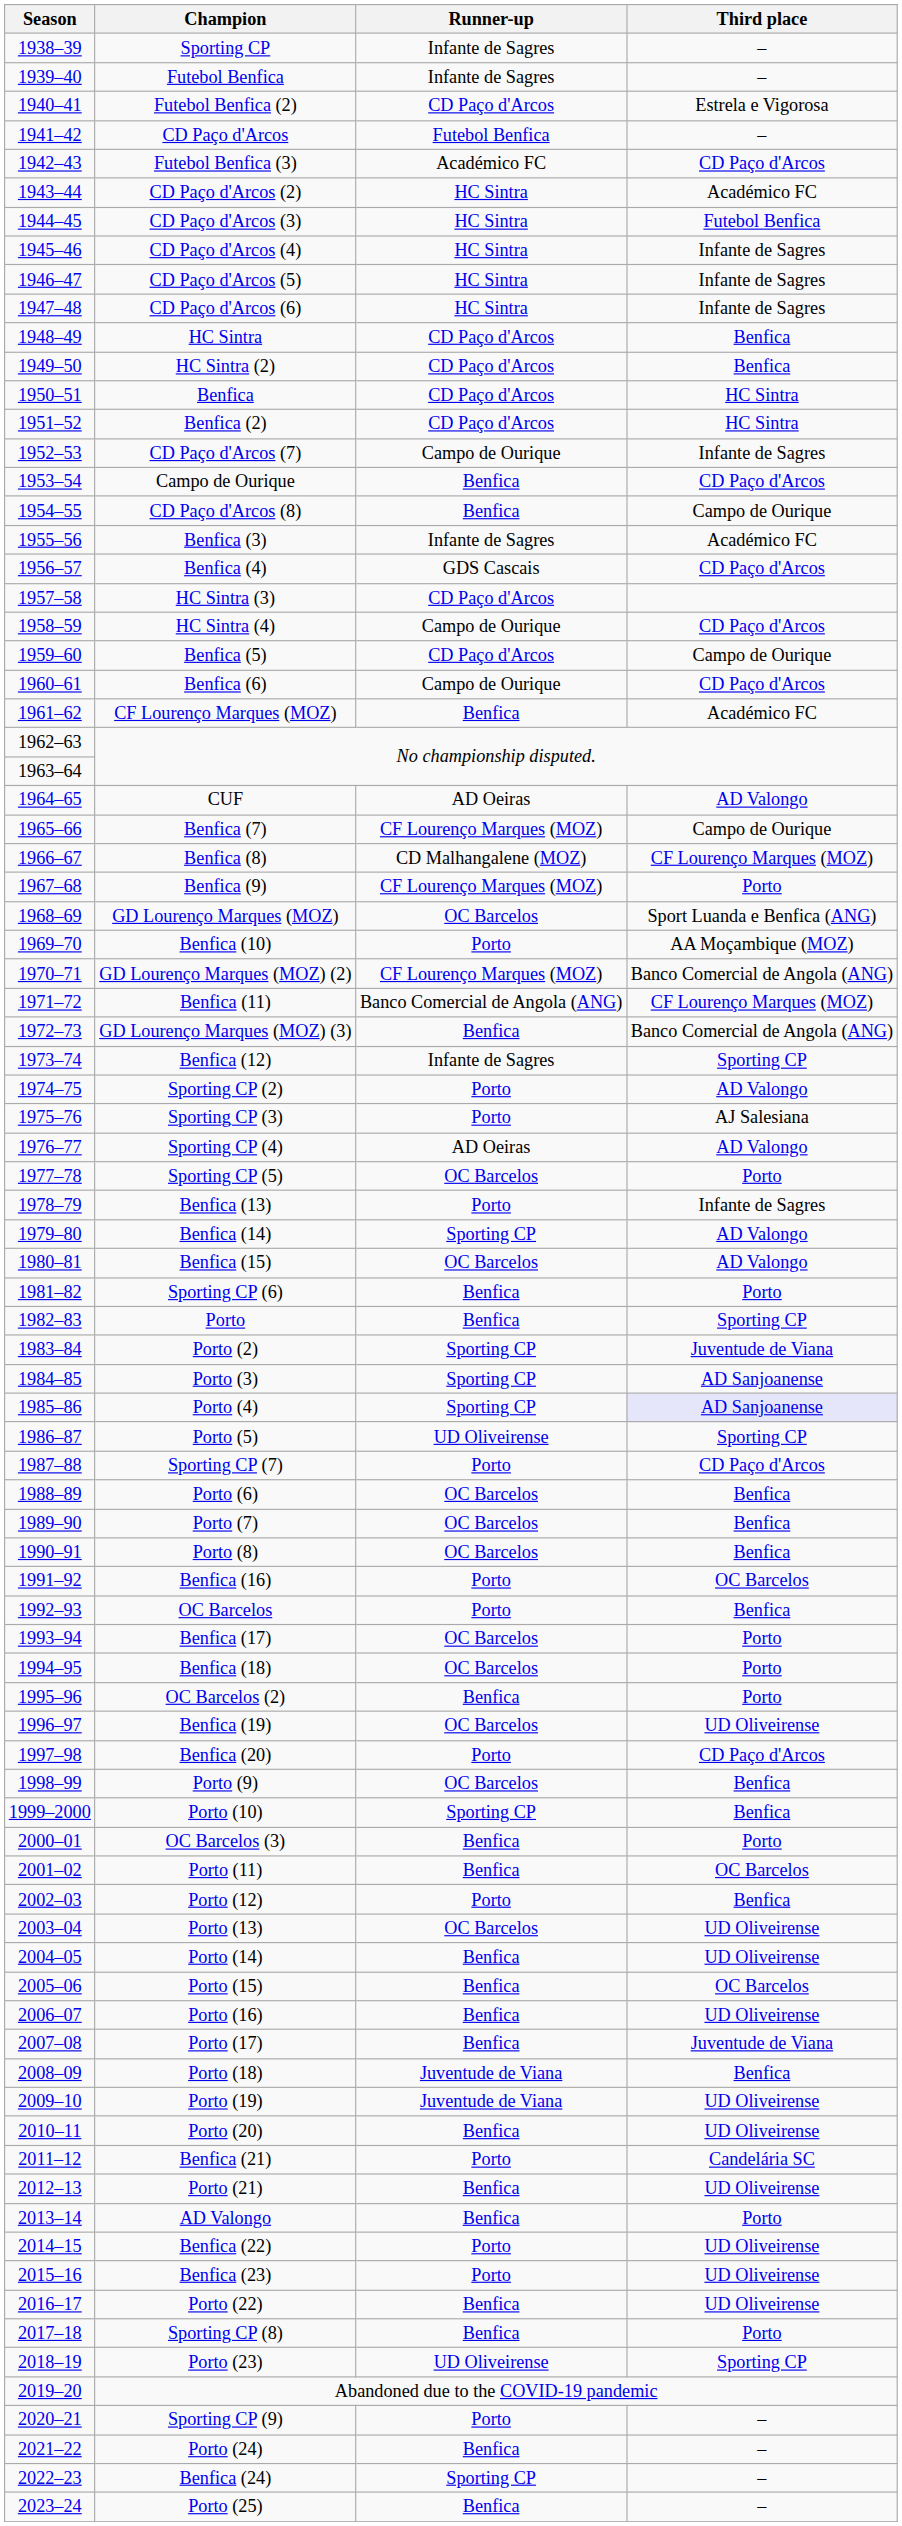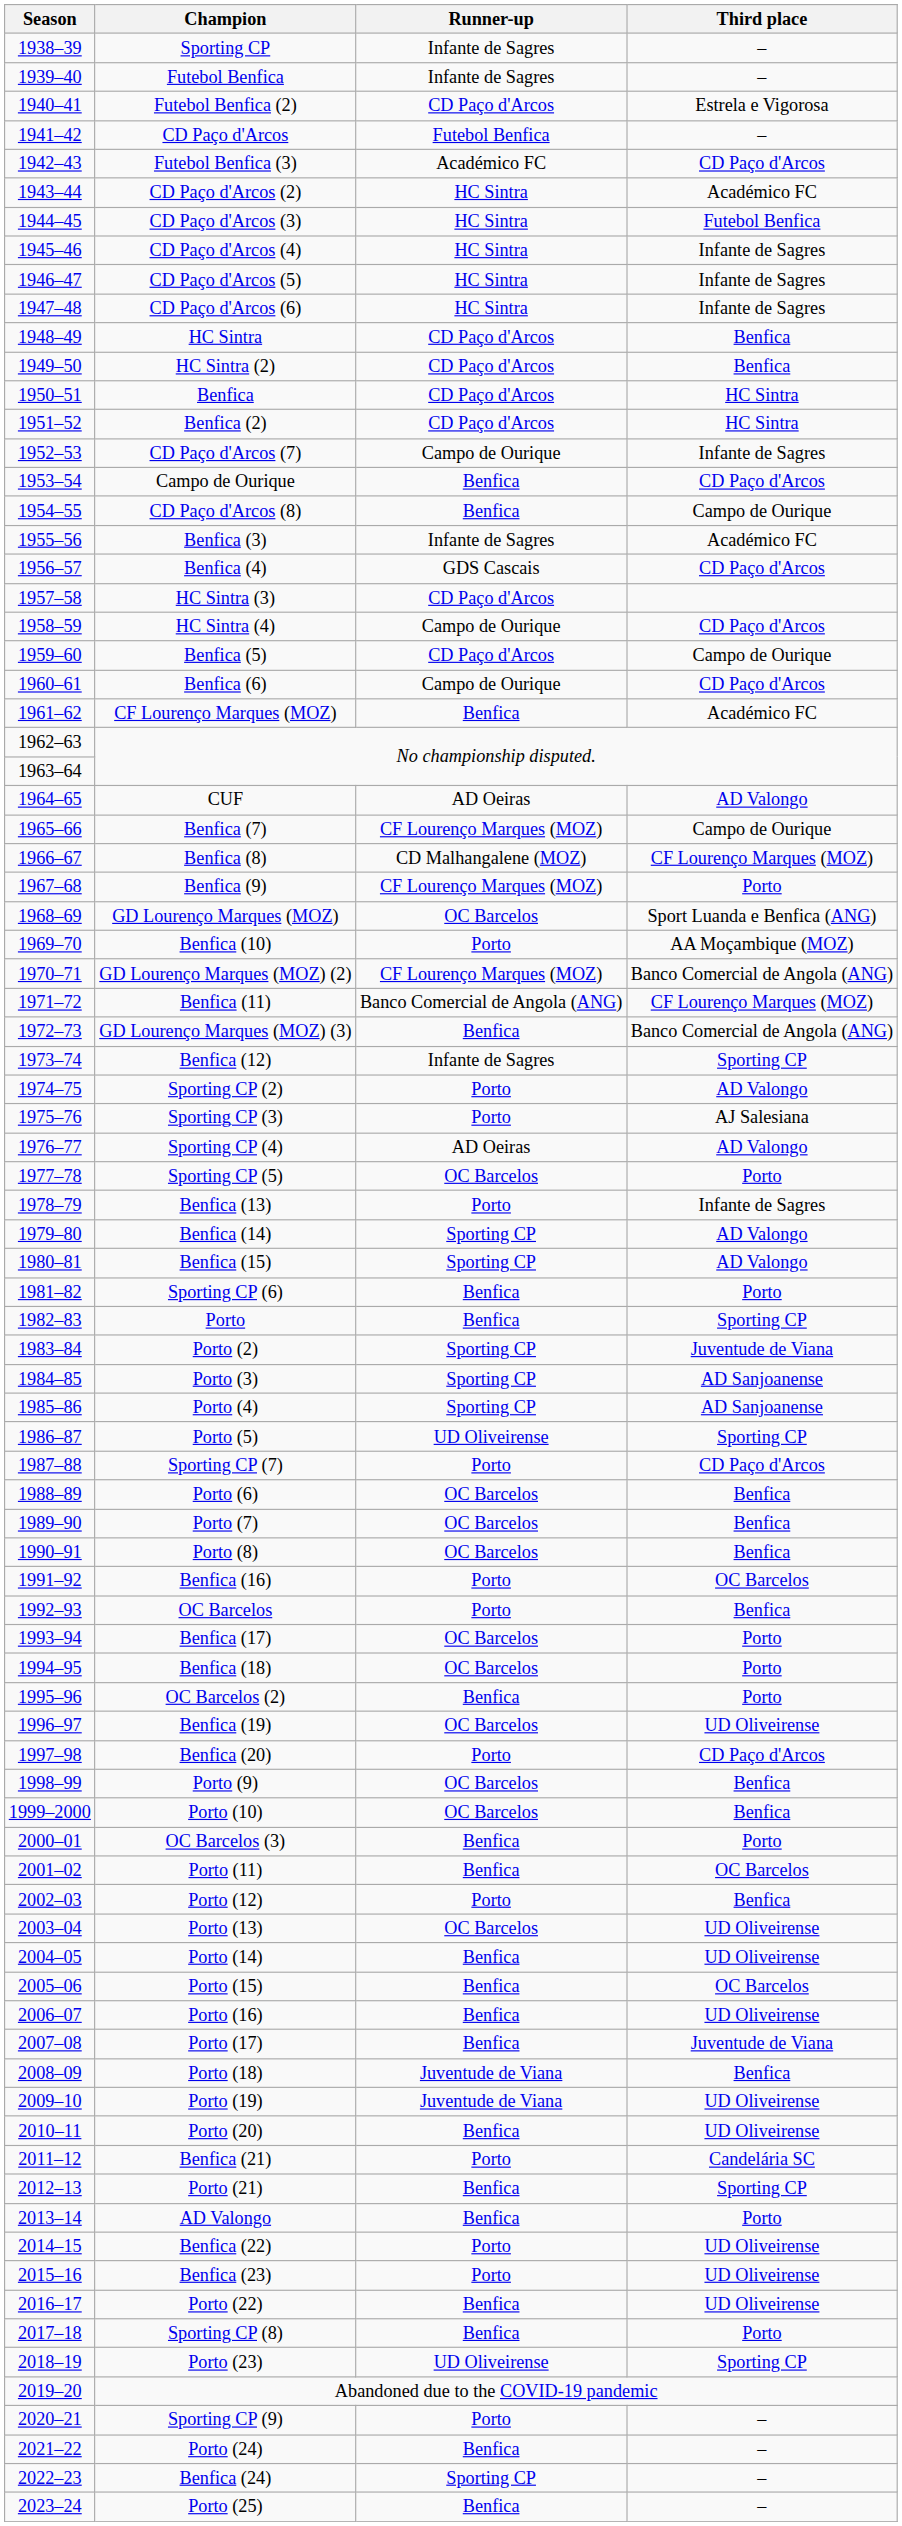(491, 1262) OC Barcelos -> (491, 1262) Sporting CP
(762, 1407) lavender background -> (762, 1407) no background
(491, 1812) Sporting CP -> (491, 1812) OC Barcelos
(762, 2188) UD Oliveirense -> (762, 2188) Sporting CP
